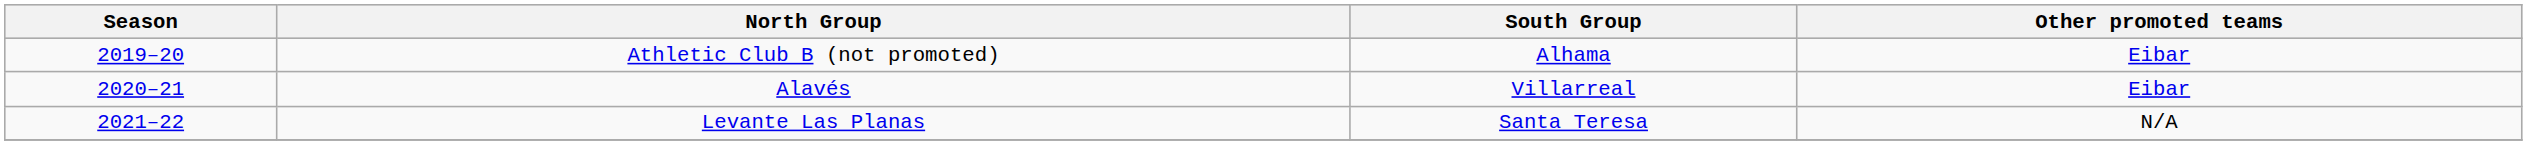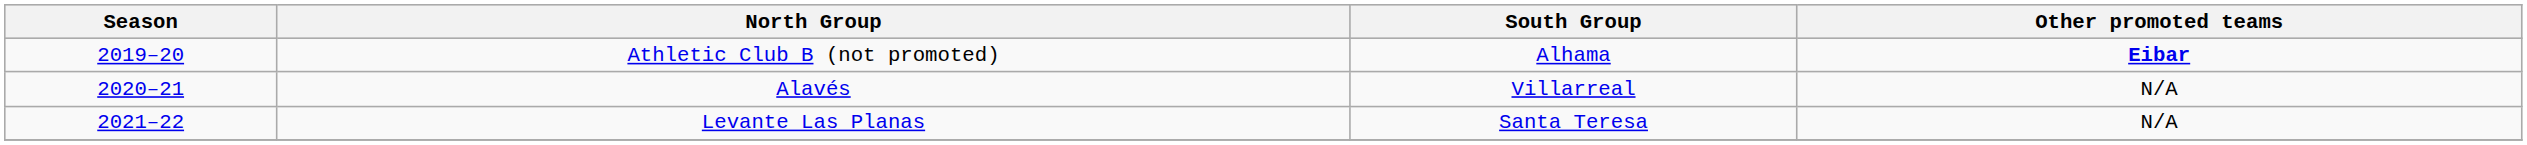(2159, 55) normal -> (2159, 55) bold
(2159, 89) Eibar -> (2159, 89) N/A
